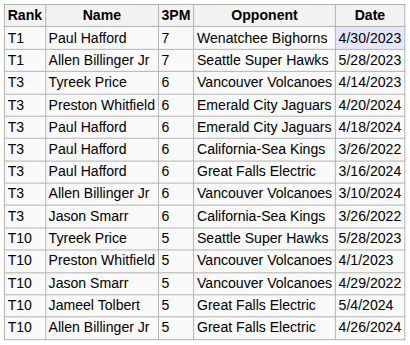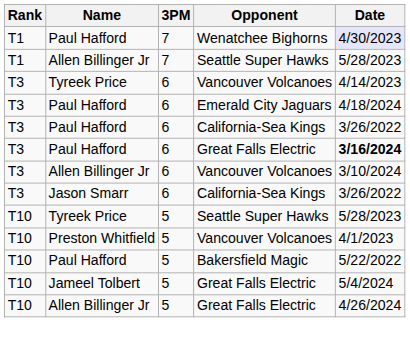- row: (102, 104)
(370, 171) normal -> (370, 149) bold
+ row: (88, 261)
- row: (89, 283)
